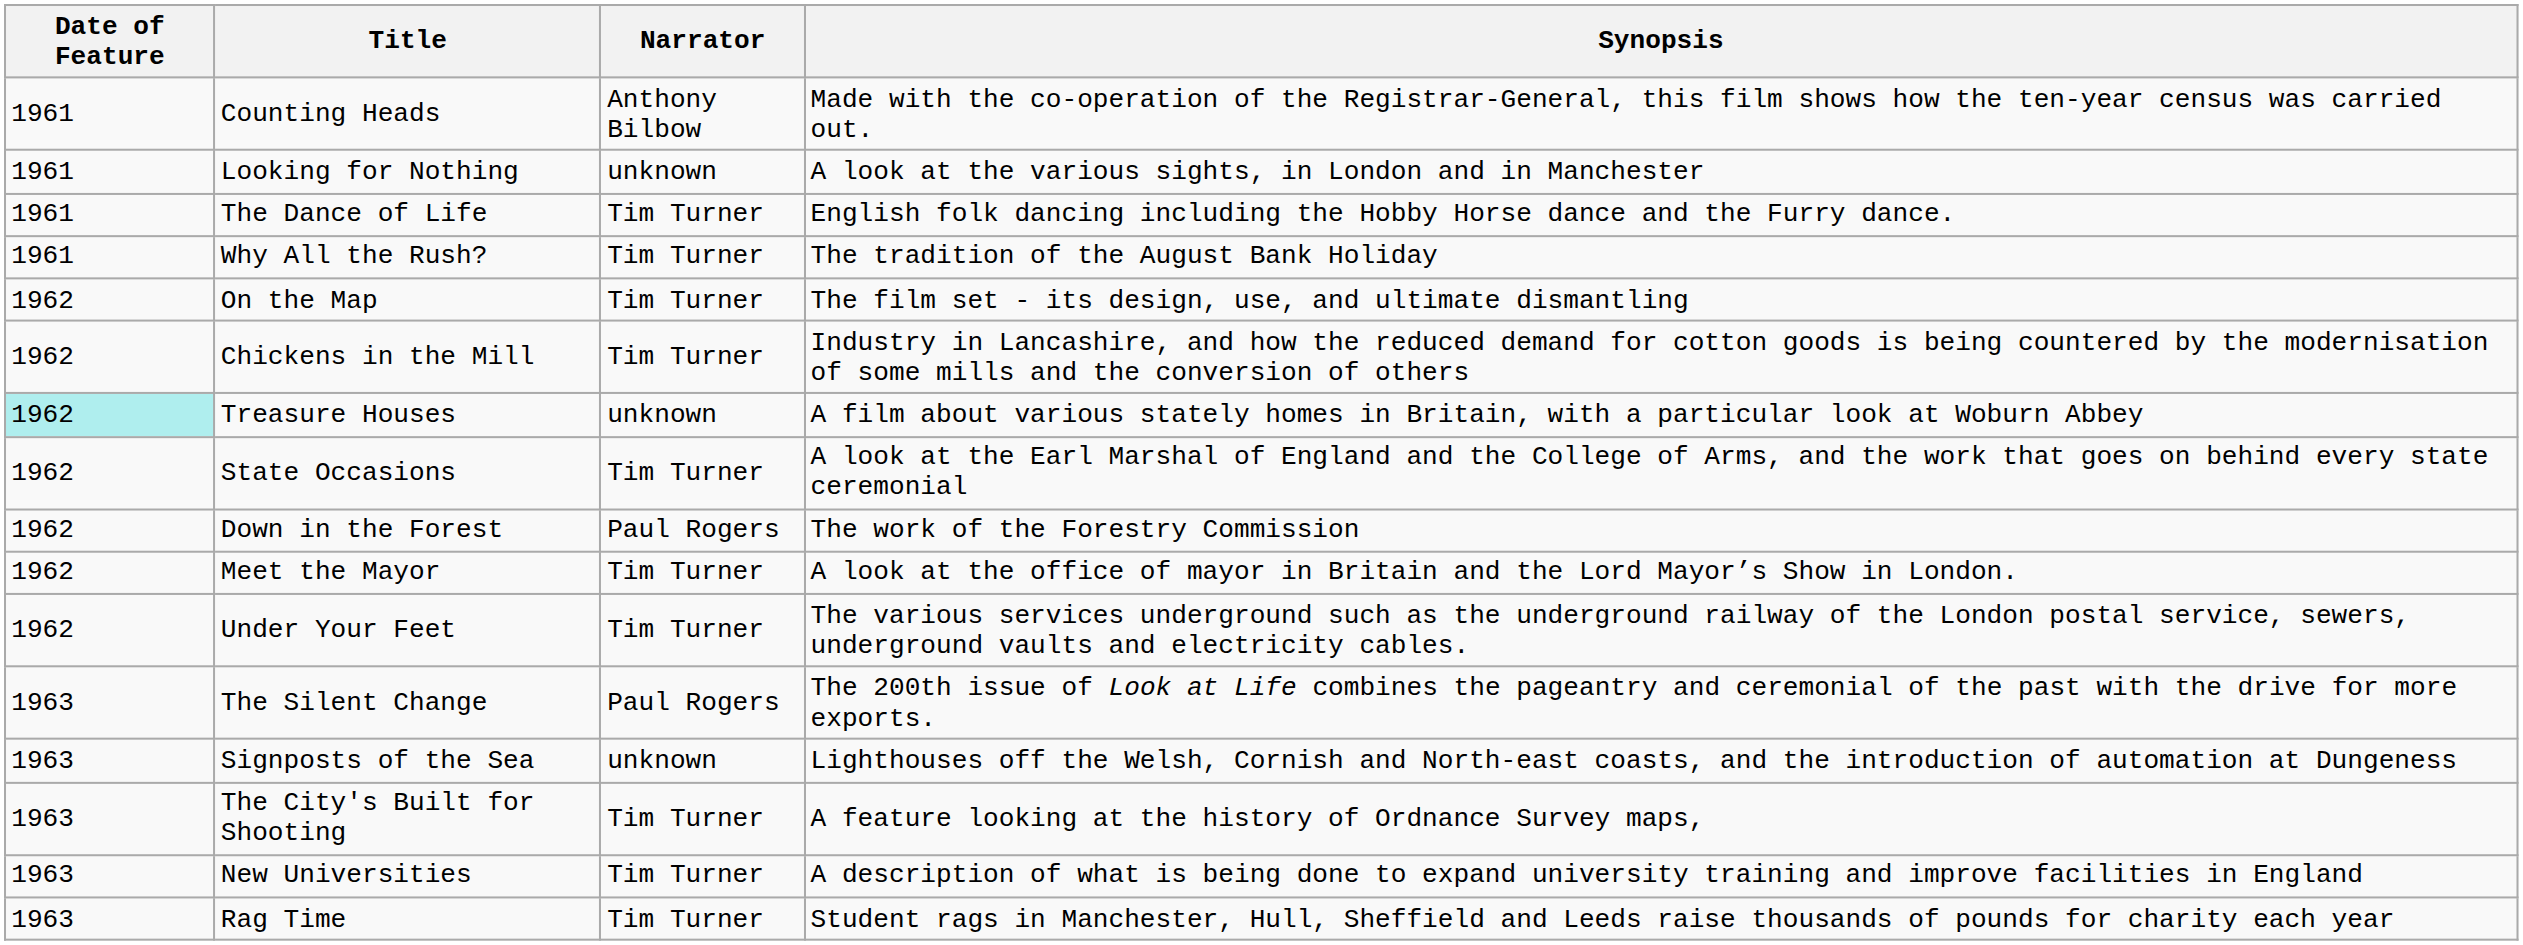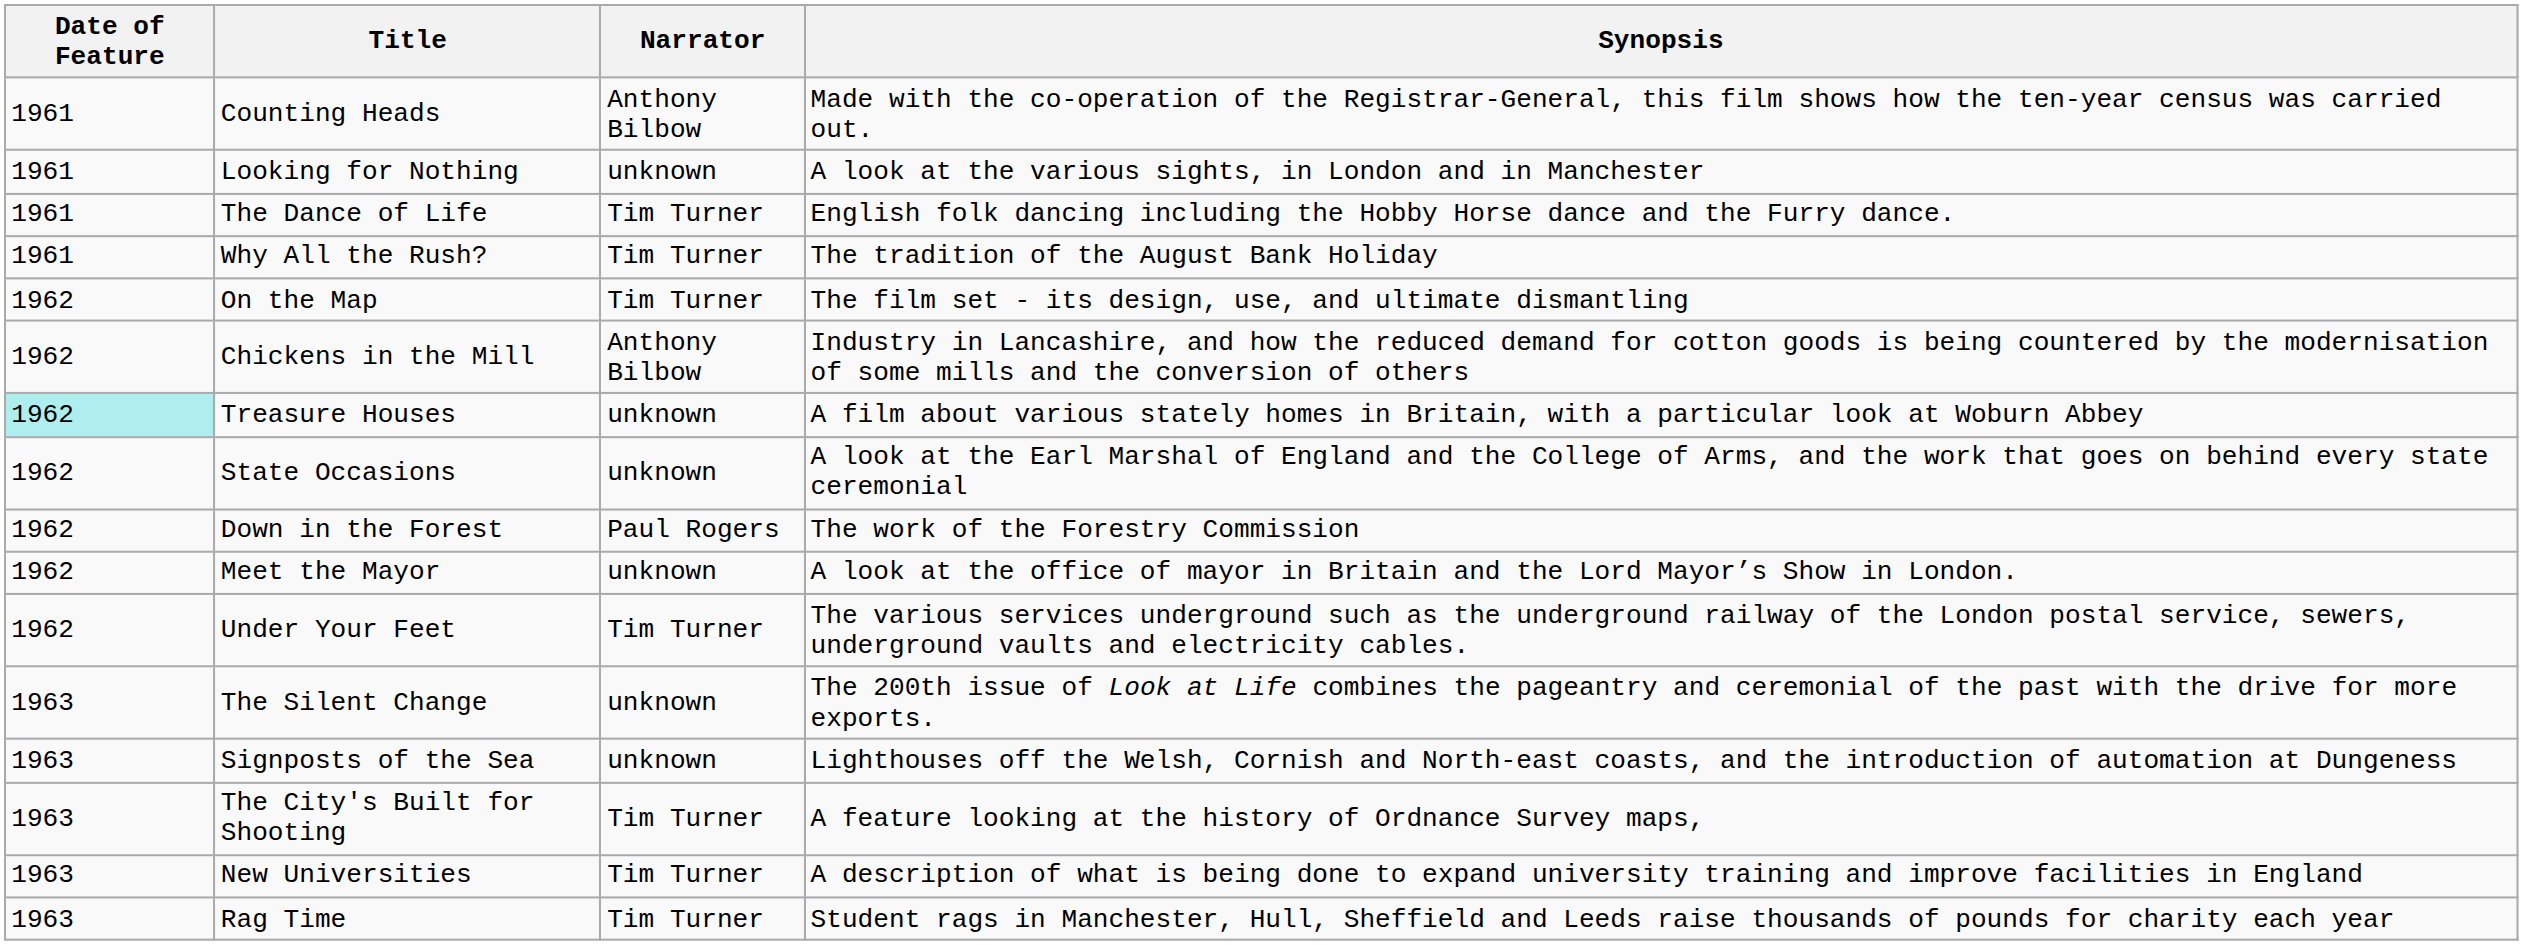(686, 357) Tim Turner -> (662, 357) Anthony Bilbow
(686, 473) Tim Turner -> (662, 473) unknown
(686, 573) Tim Turner -> (662, 573) unknown
(693, 703) Paul Rogers -> (662, 703) unknown
